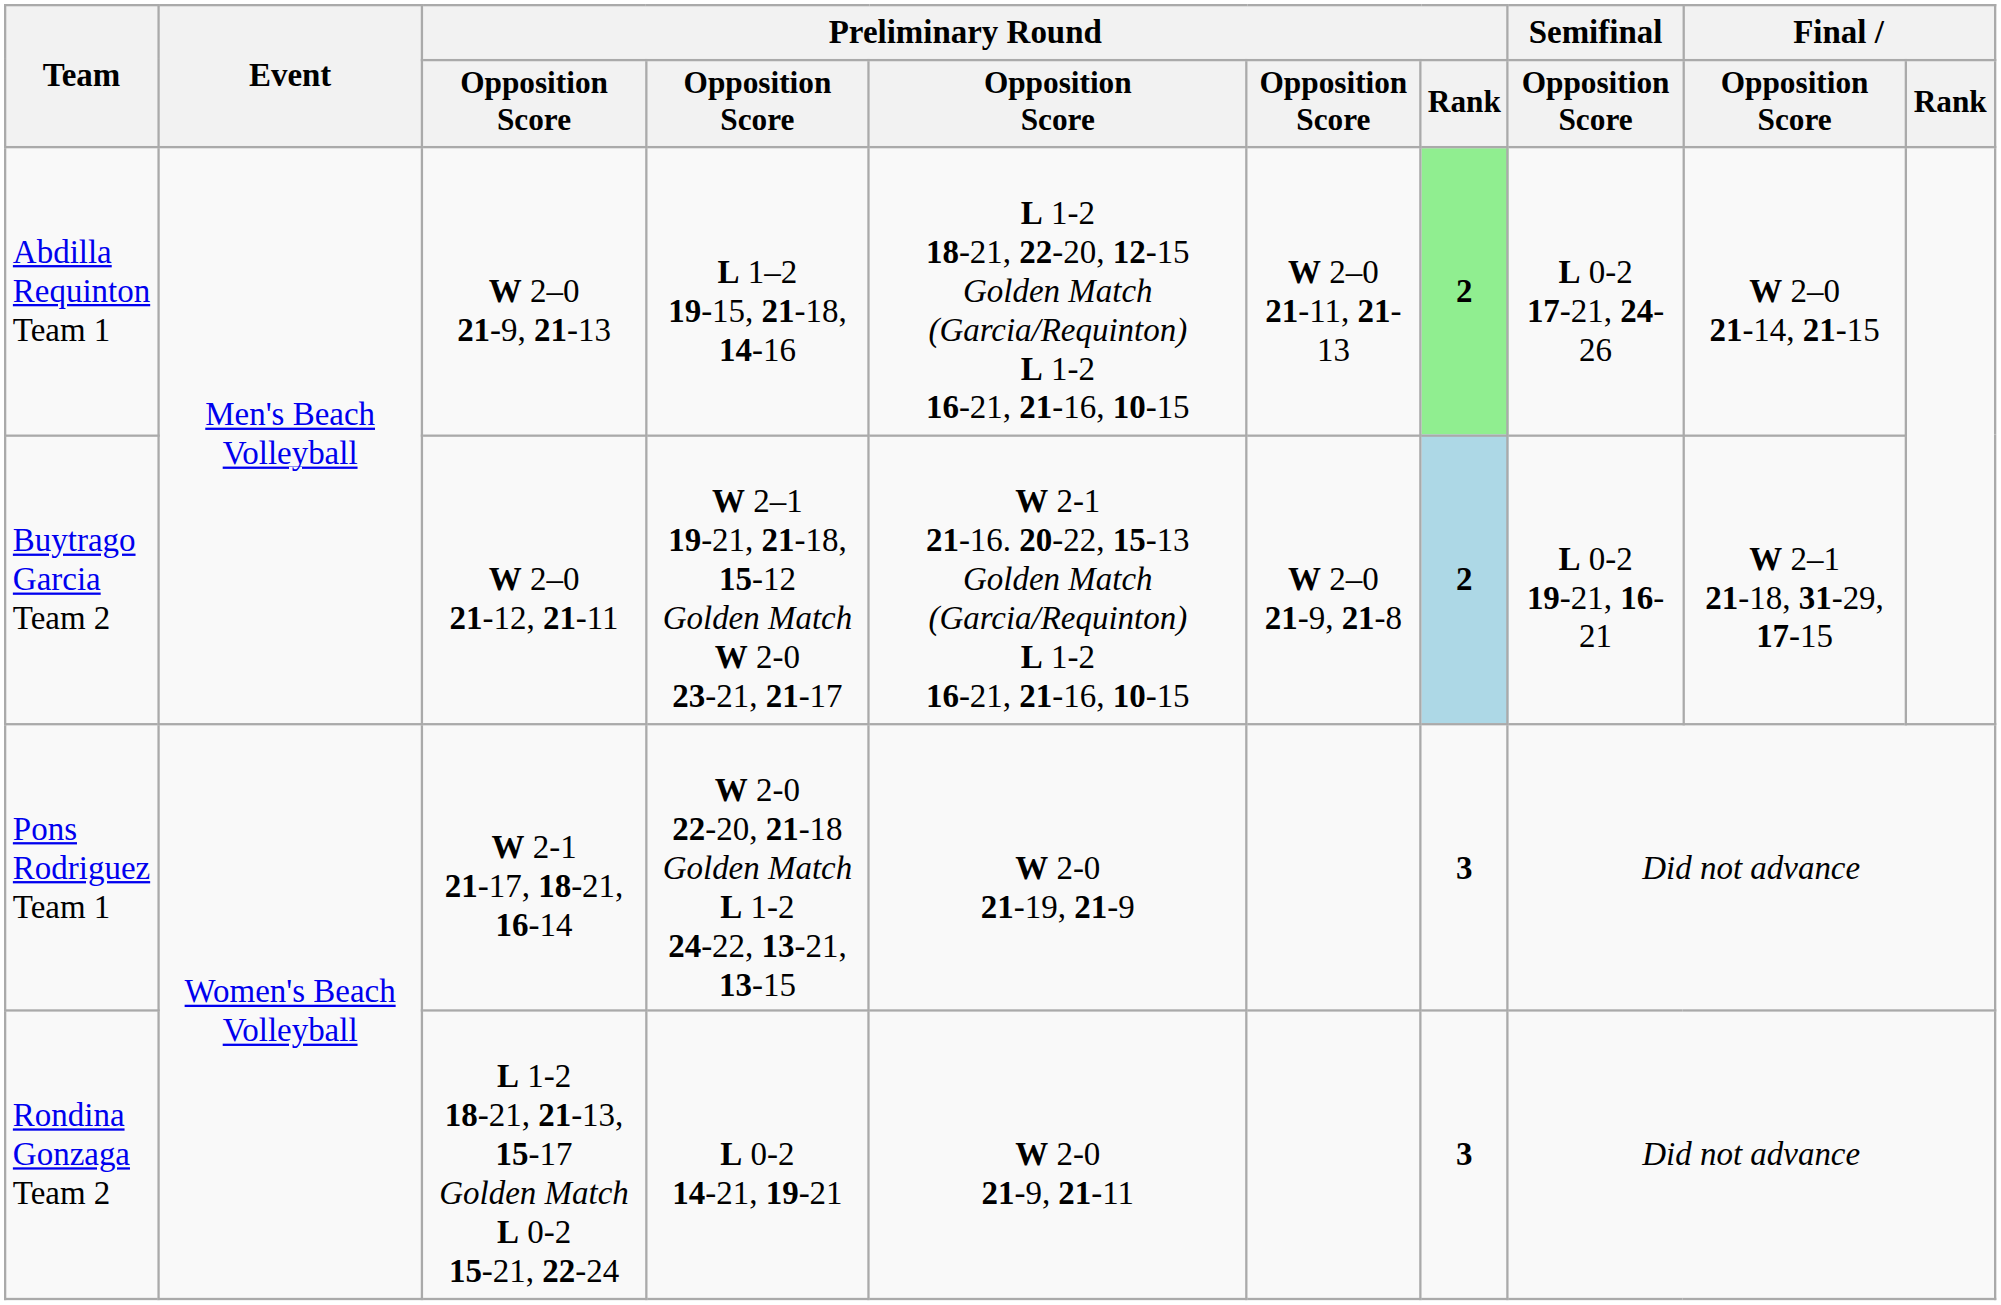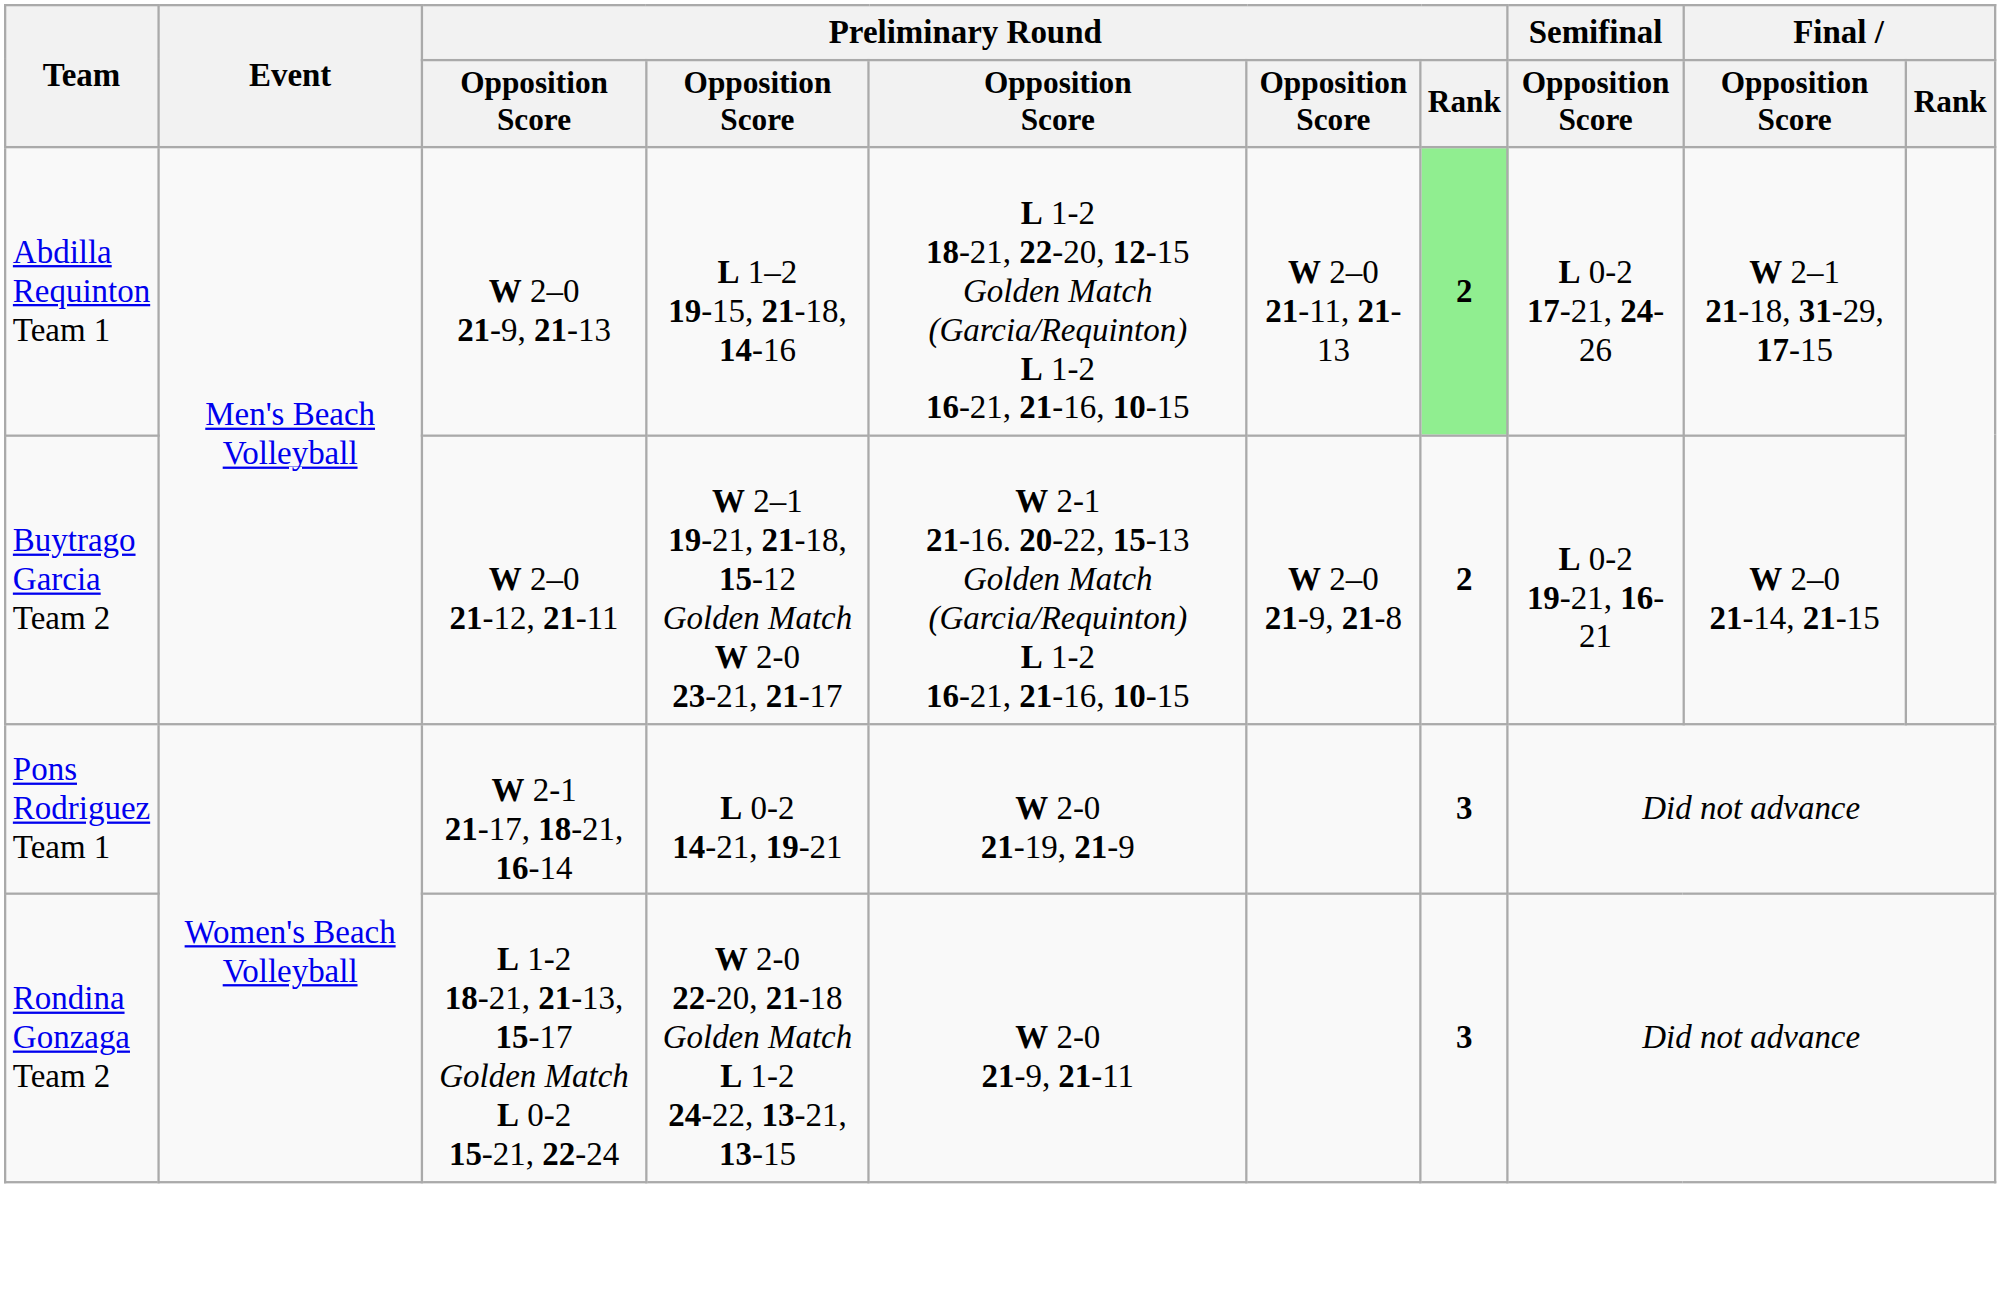(1795, 310) W 2–0 21-14, 21-15 -> (1795, 310) W 2–1 21-18, 31-29, 17-15
(1464, 579) lightblue background -> (1464, 579) no background
(1795, 598) W 2–1 21-18, 31-29, 17-15 -> (1795, 598) W 2–0 21-14, 21-15
(757, 886) W 2-0 22-20, 21-18 Golden Match L 1-2 24-22, 13-21, 13-15 -> (757, 828) L 0-2 14-21, 19-21
(757, 1174) L 0-2 14-21, 19-21 -> (757, 1057) W 2-0 22-20, 21-18 Golden Match L 1-2 24-22, 13-21, 13-15
